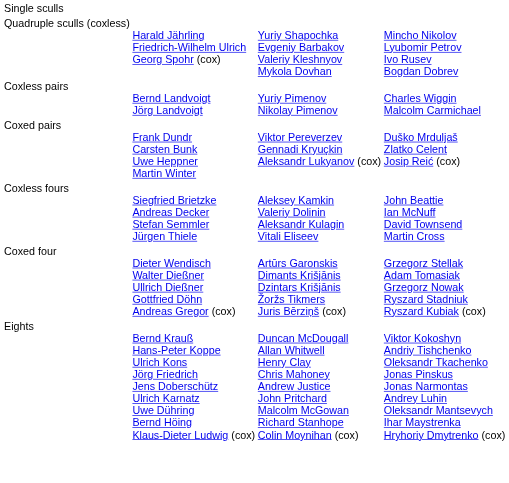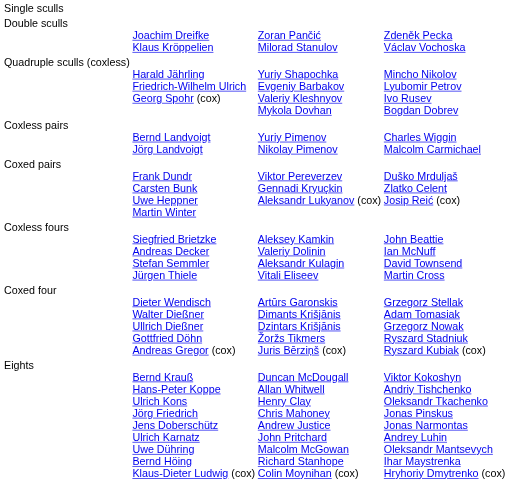+ row: (36, 23)
